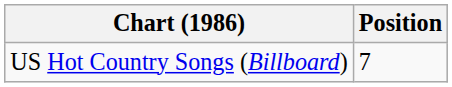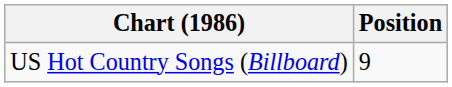(365, 61) 7 -> (365, 61) 9
